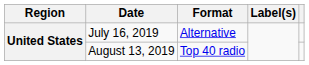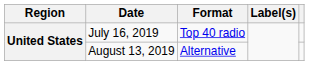(208, 32) Alternative -> (213, 32) Top 40 radio
(213, 51) Top 40 radio -> (208, 51) Alternative
